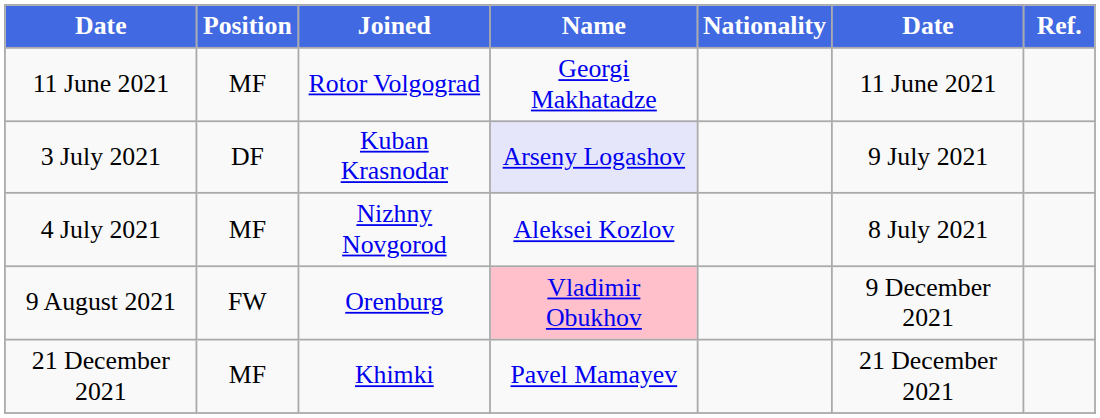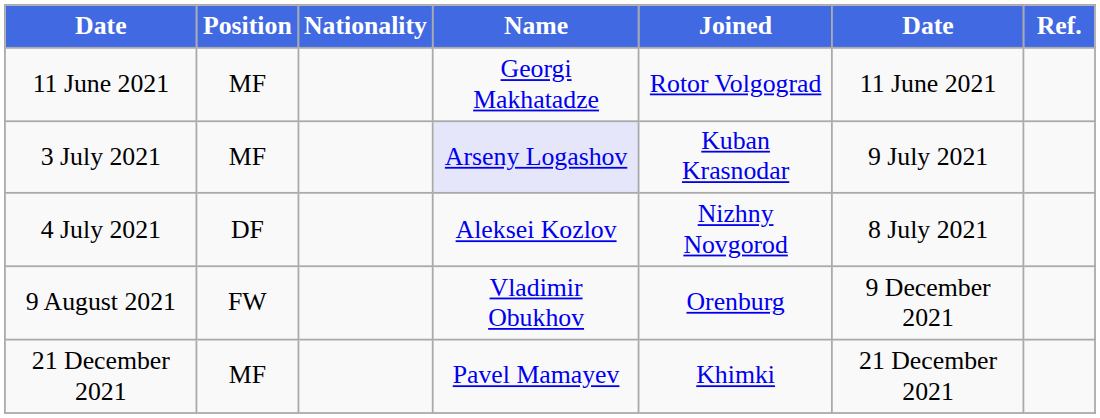columns swapped: (765, 26) <-> (394, 26)
(247, 156) DF -> (247, 156) MF
(247, 229) MF -> (247, 229) DF
(594, 302) pink background -> (536, 302) no background
